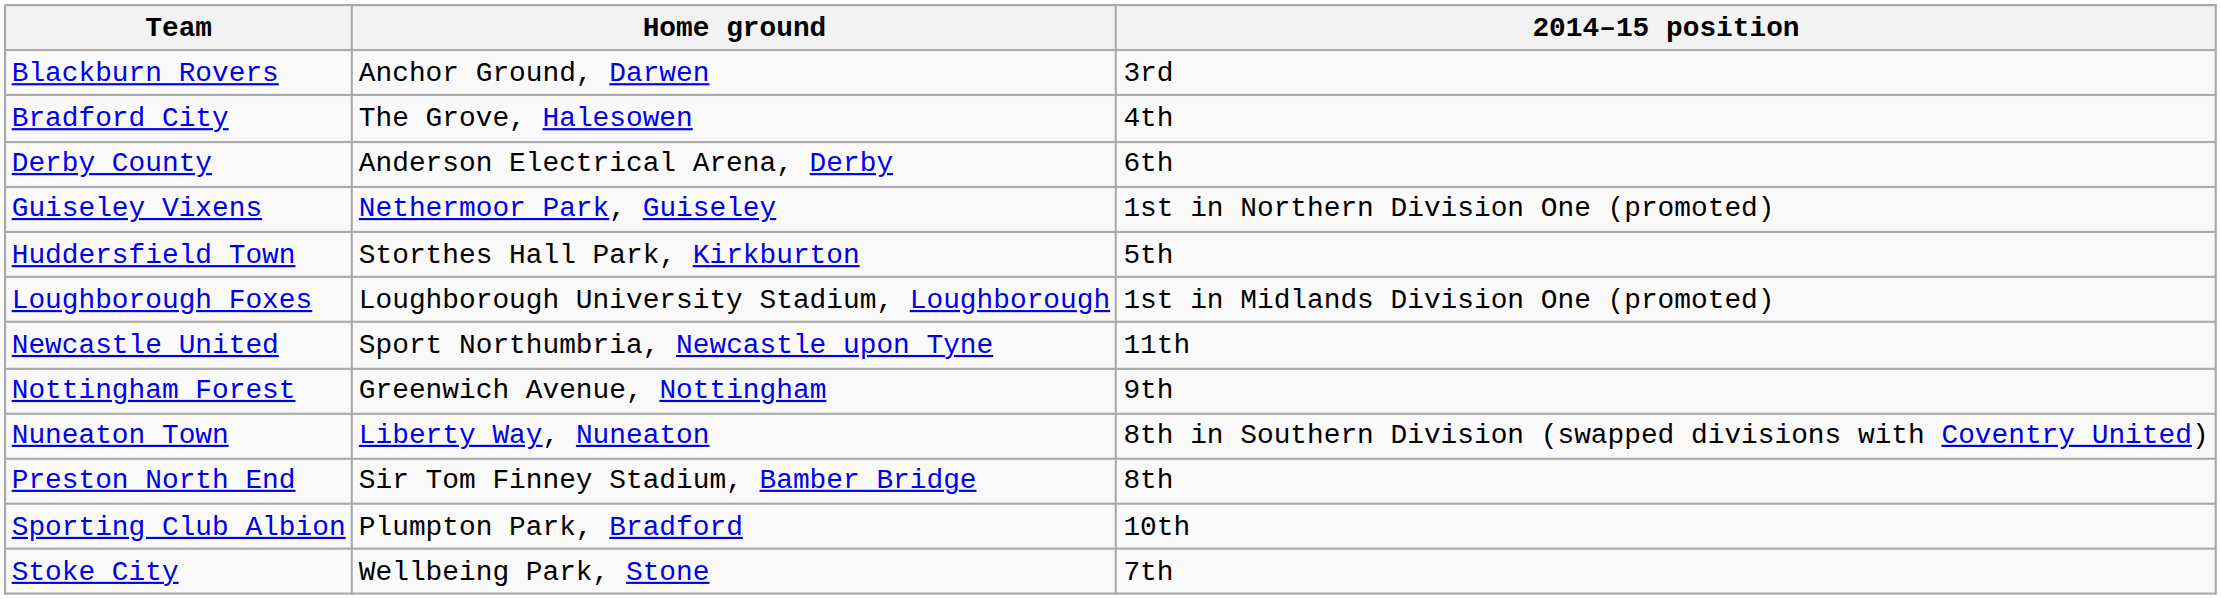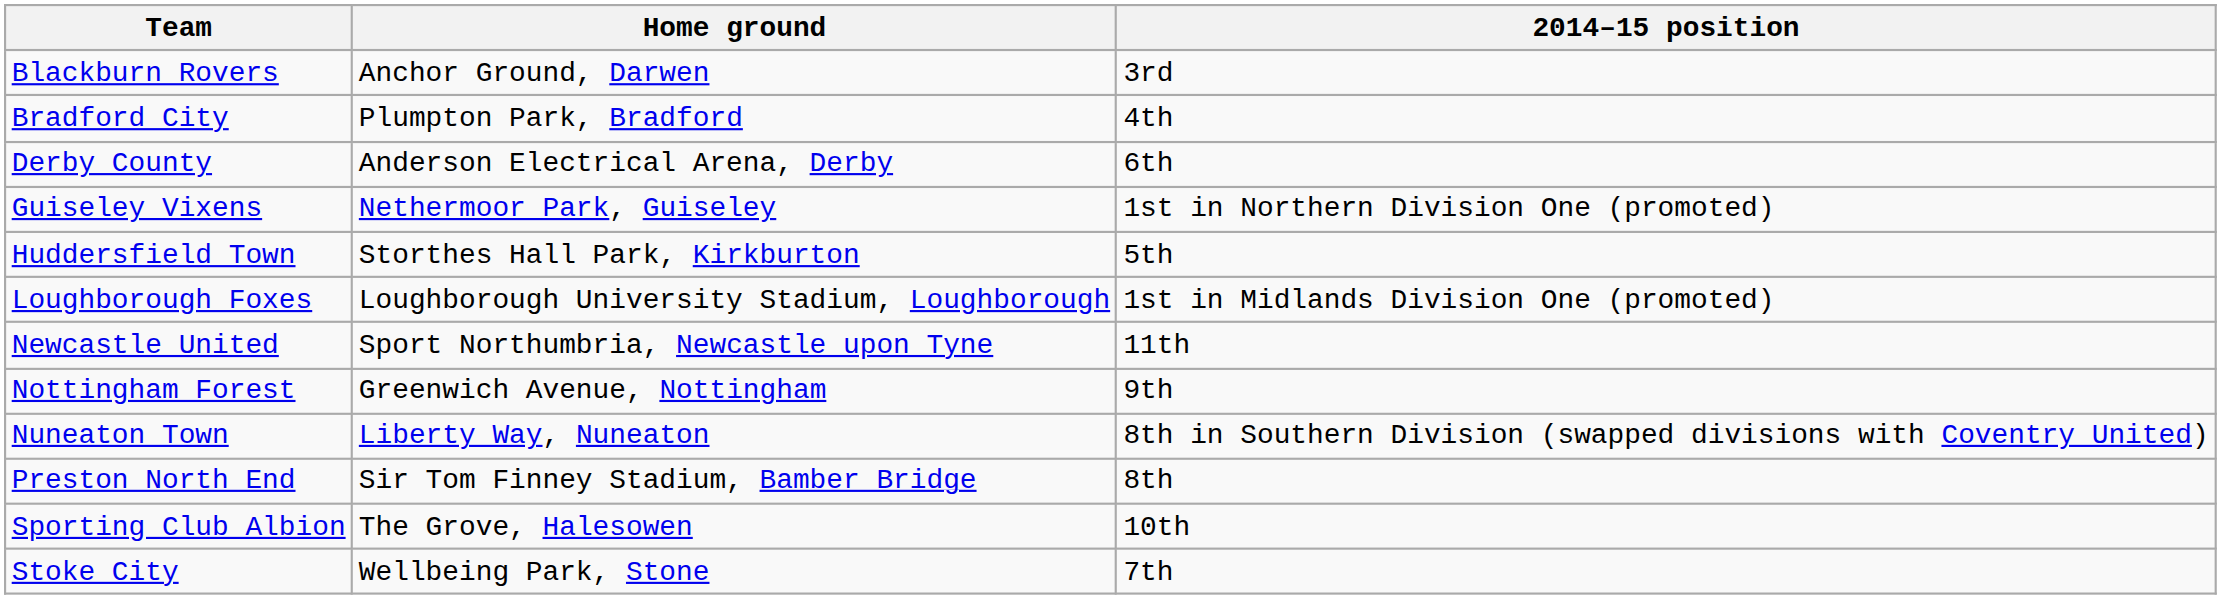(526, 118) The Grove, Halesowen -> (551, 118) Plumpton Park, Bradford
(551, 526) Plumpton Park, Bradford -> (526, 526) The Grove, Halesowen
